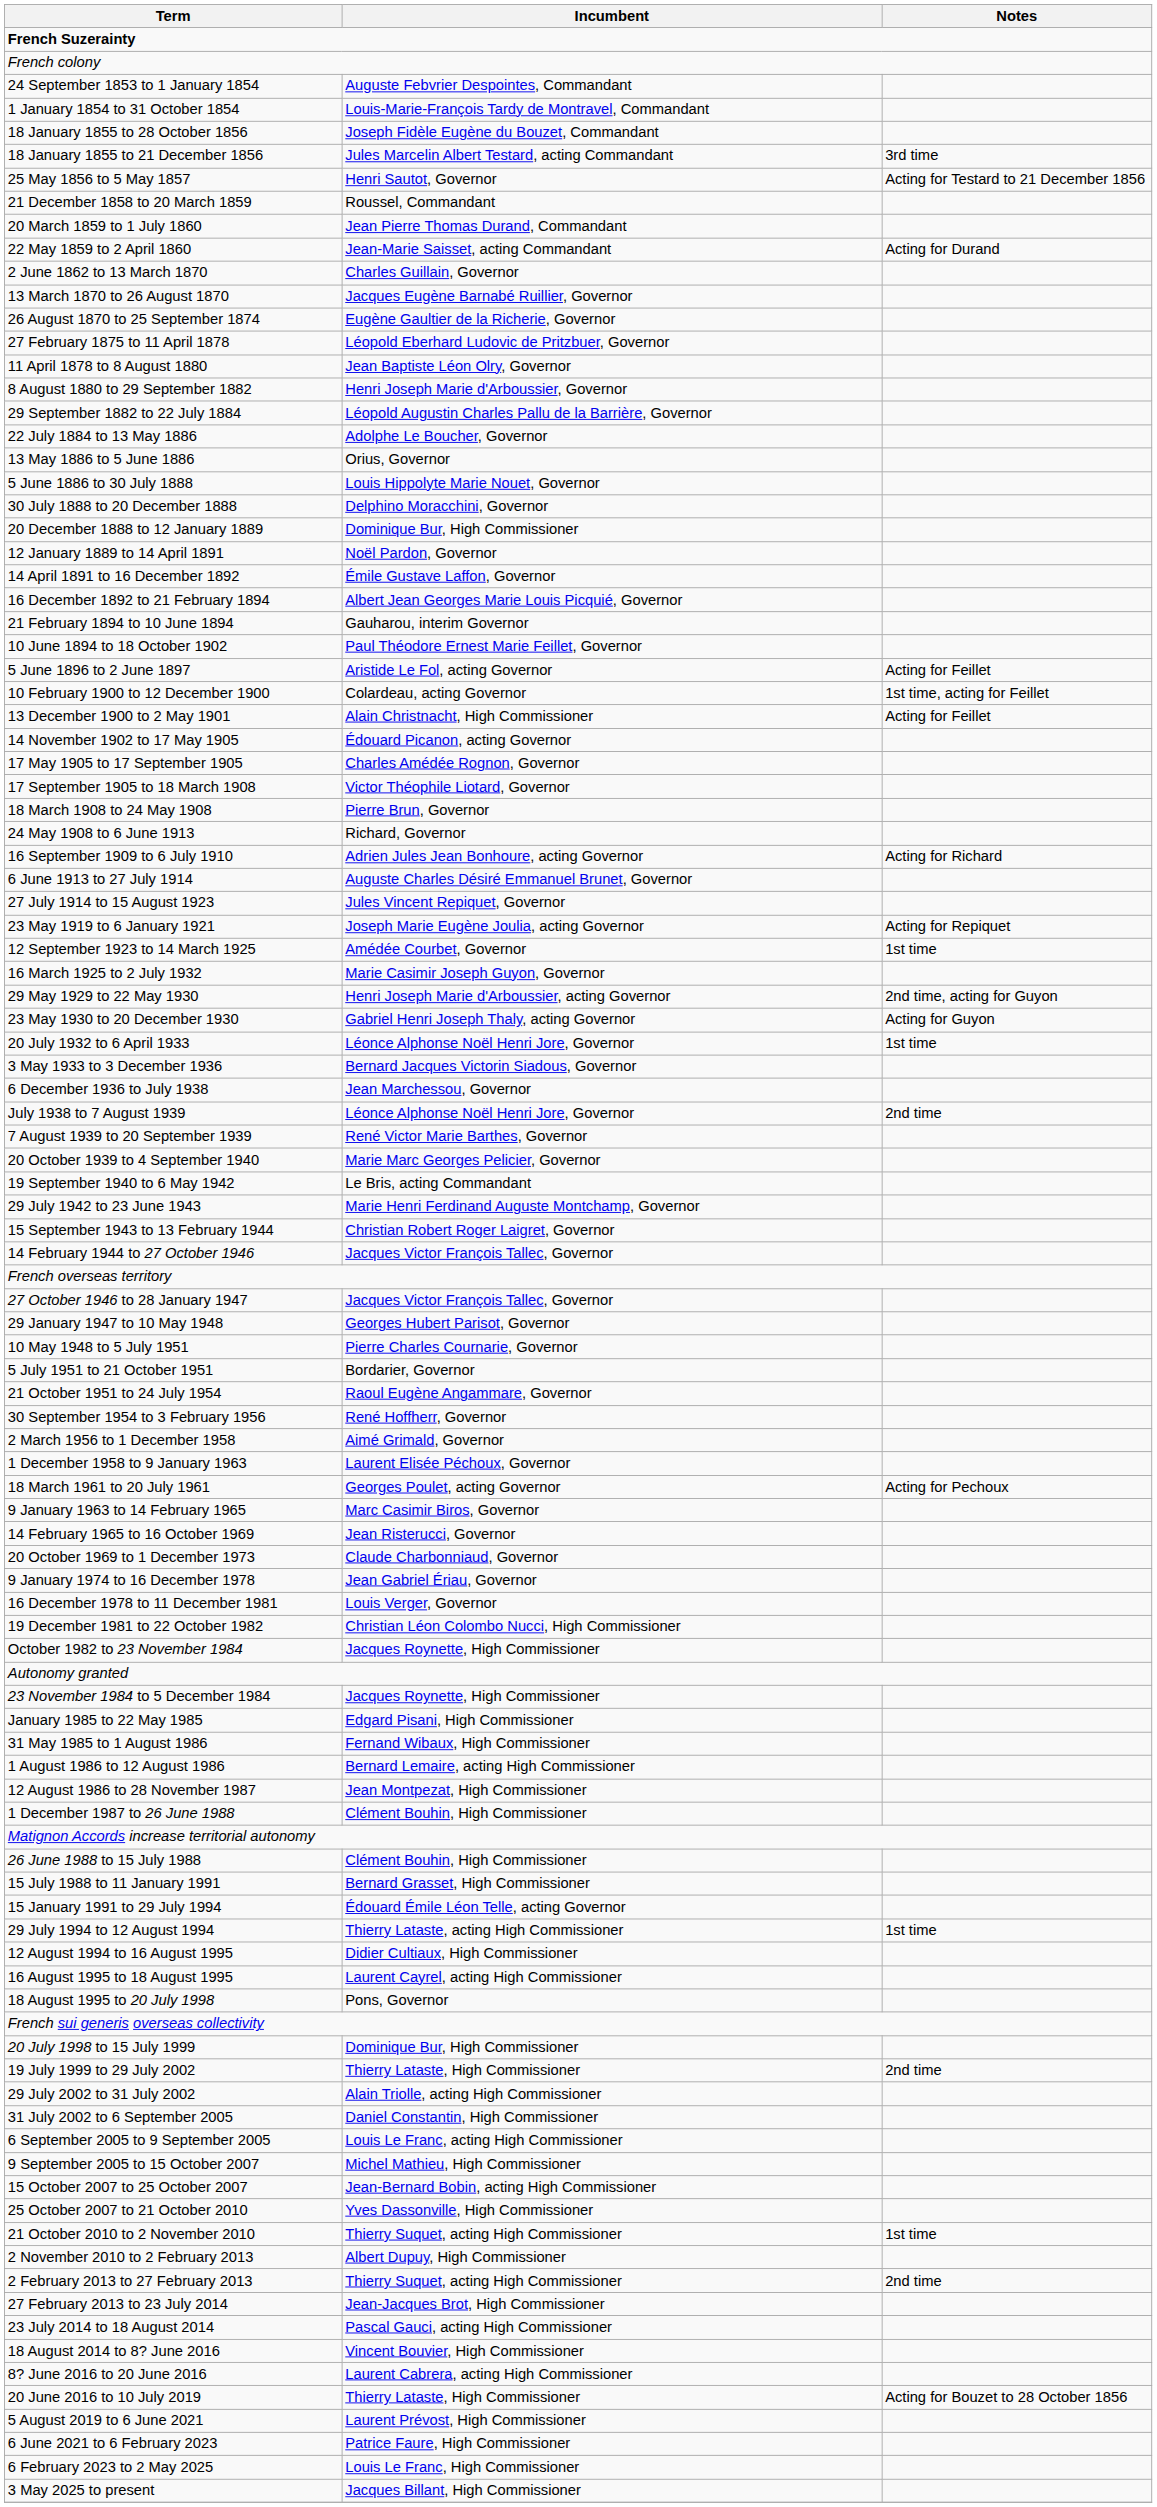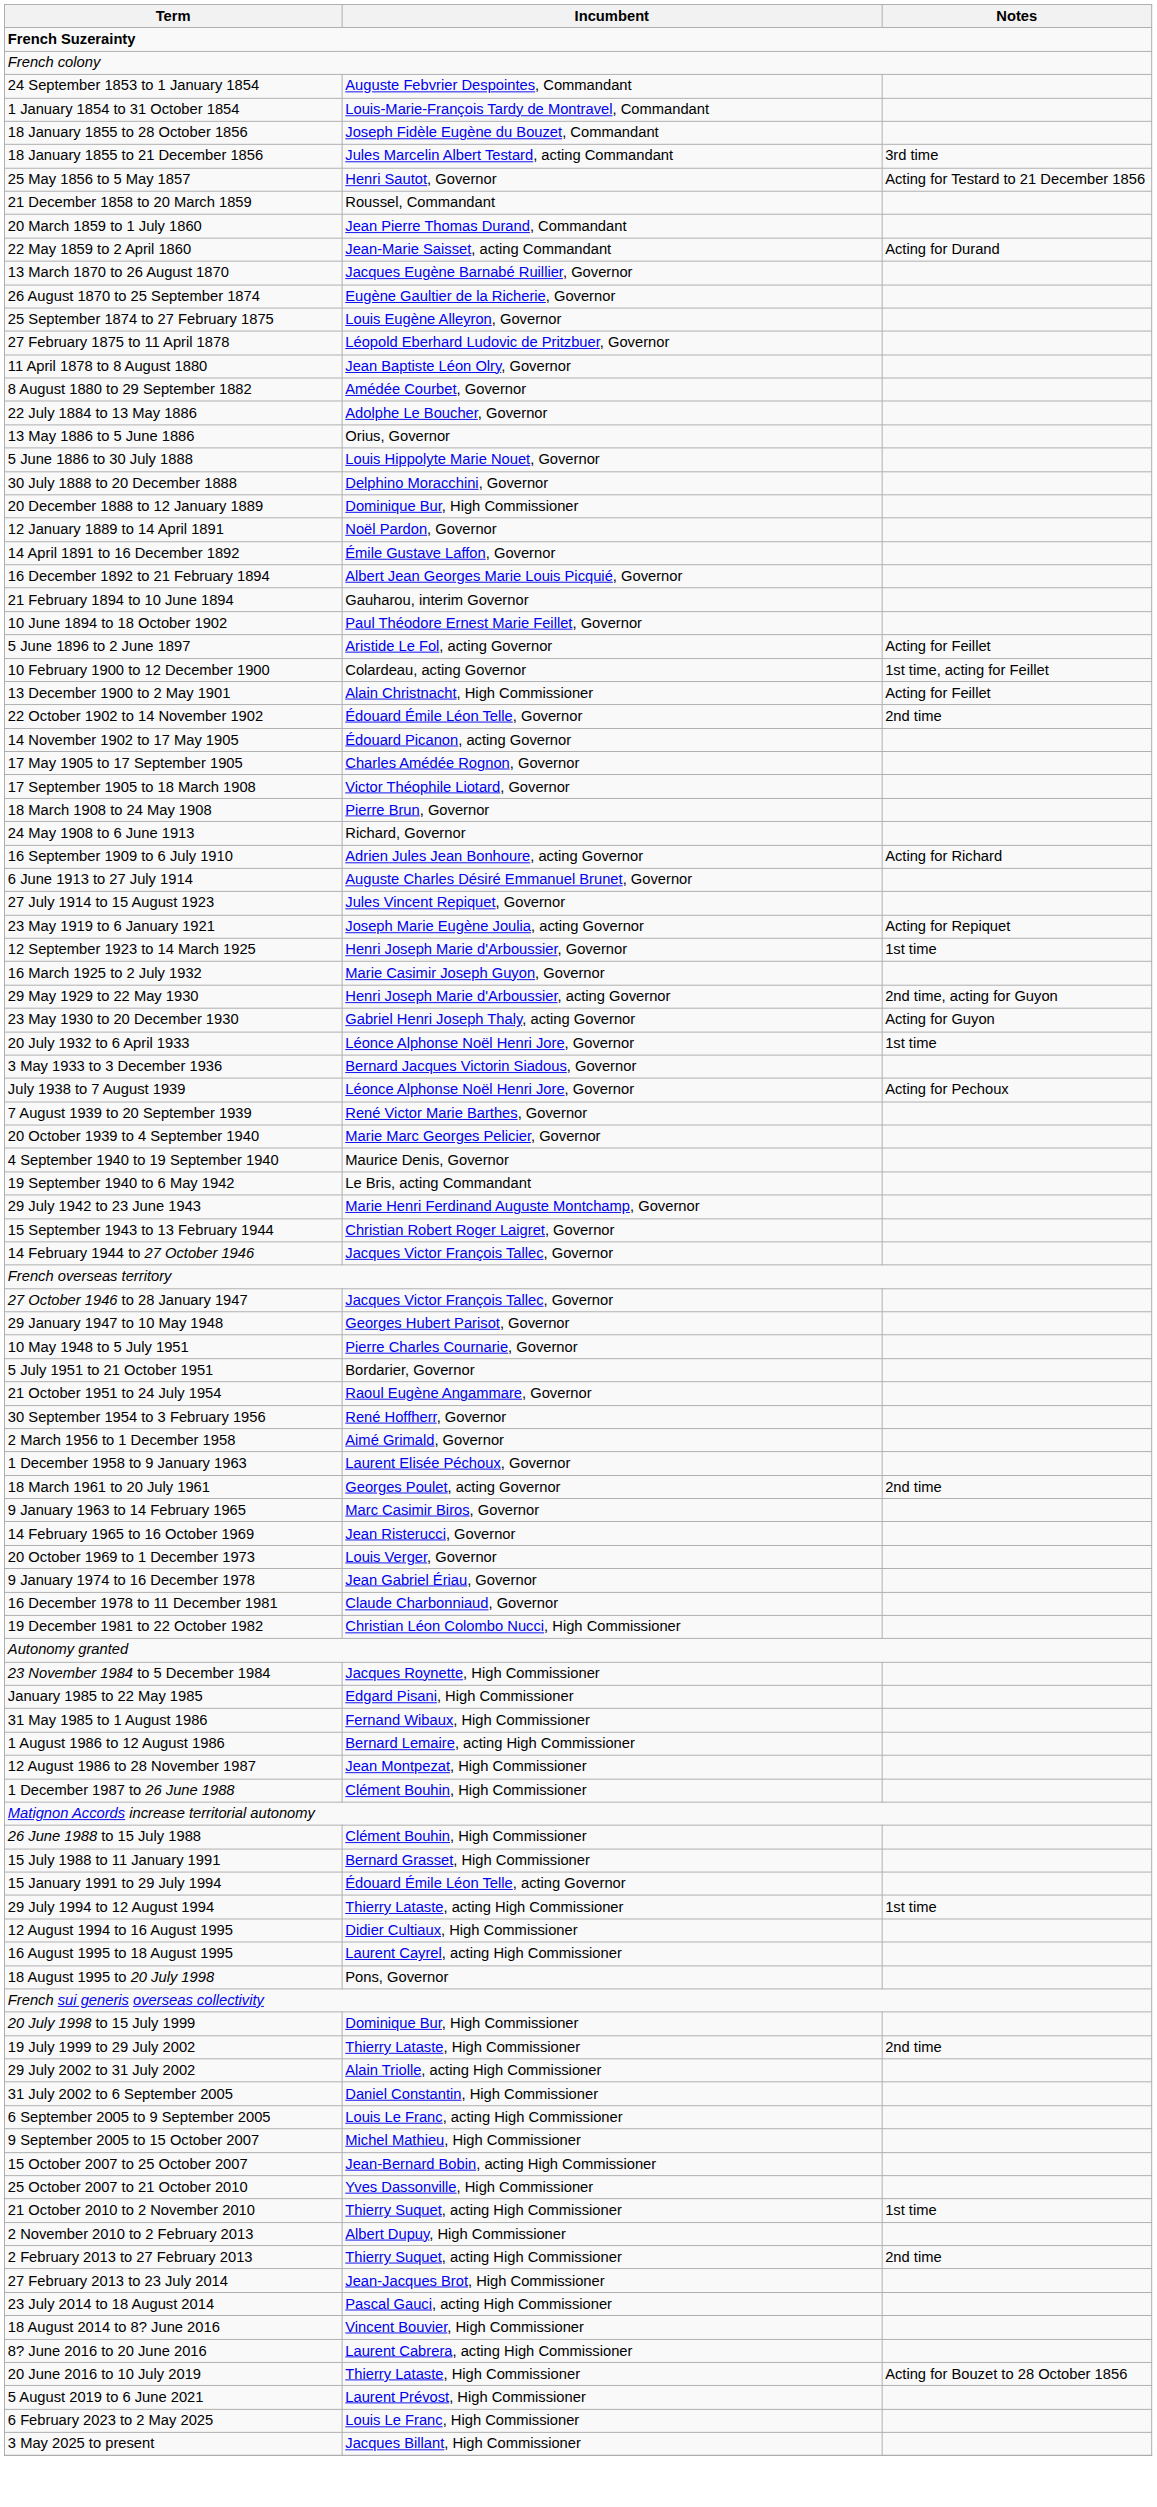- row: (108, 272)
+ row: (141, 319)
(486, 389) Henri Joseph Marie d'Arboussier, Governor -> (436, 389) Amédée Courbet, Governor
- row: (124, 413)
+ row: (136, 716)
(436, 949) Amédée Courbet, Governor -> (486, 949) Henri Joseph Marie d'Arboussier, Governor
- row: (108, 1090)
(913, 1113) 2nd time -> (947, 1090) Acting for Pechoux
+ row: (143, 1160)
(947, 1486) Acting for Pechoux -> (913, 1486) 2nd time
(452, 1556) Claude Charbonniaud, Governor -> (421, 1556) Louis Verger, Governor
(421, 1603) Louis Verger, Governor -> (452, 1603) Claude Charbonniaud, Governor
- row: (125, 1650)
- row: (113, 2444)
